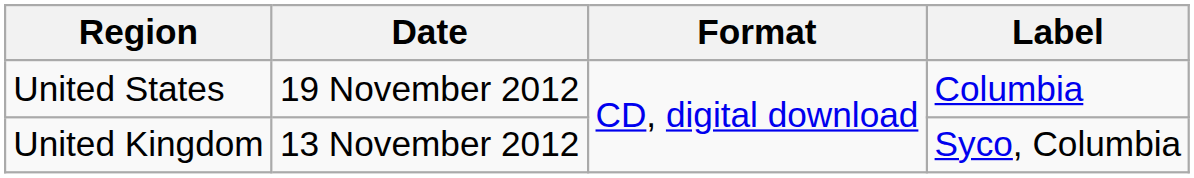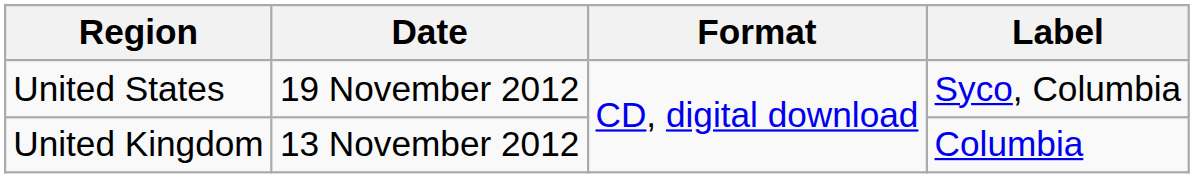(1009, 88) Columbia -> (1058, 88) Syco, Columbia
(1058, 144) Syco, Columbia -> (1009, 144) Columbia
